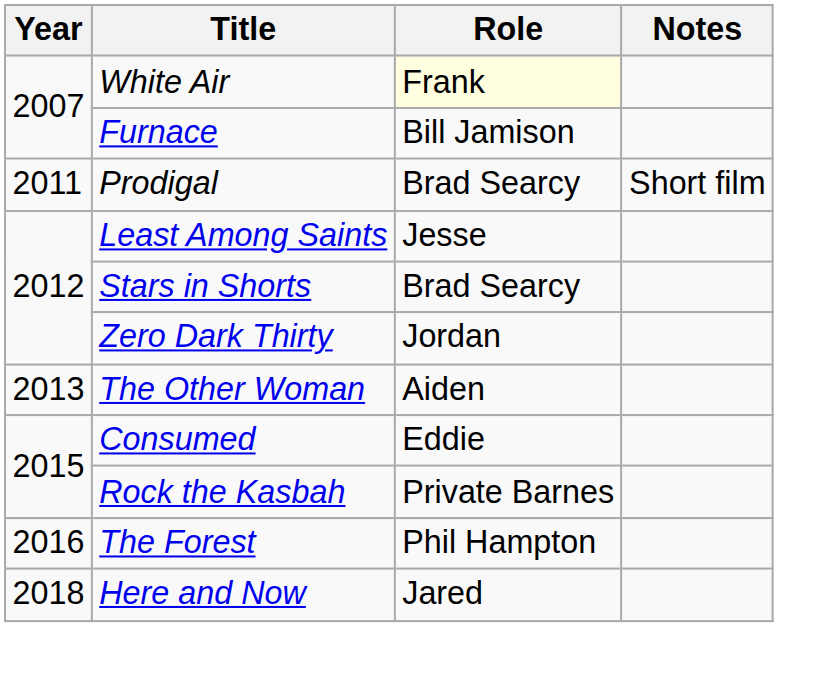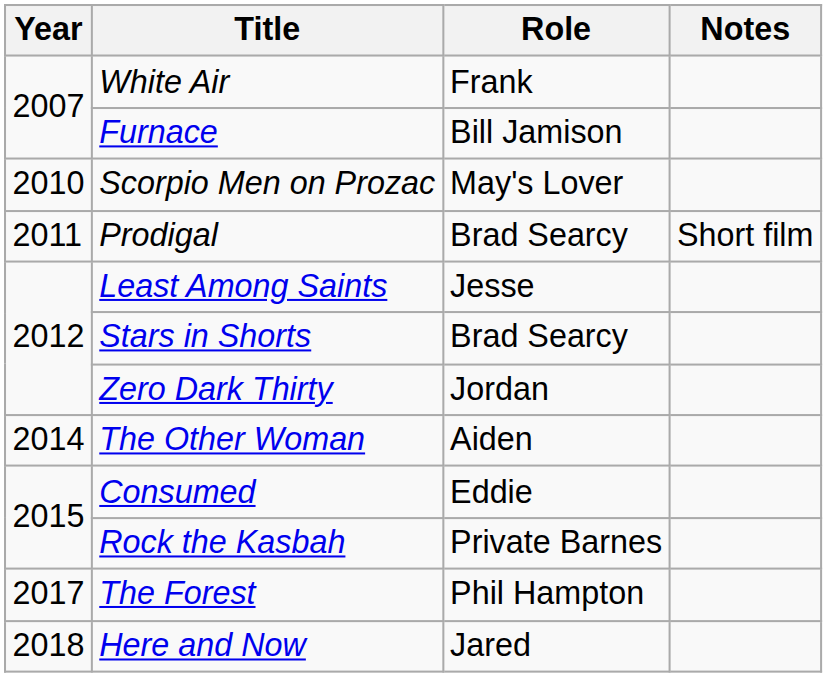(444, 81) lightyellow background -> (491, 81) no background
+ row: (267, 183)
(48, 388) 2013 -> (48, 440) 2014
(48, 542) 2016 -> (48, 593) 2017
